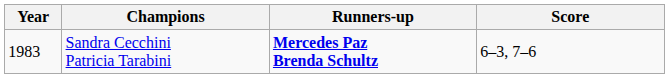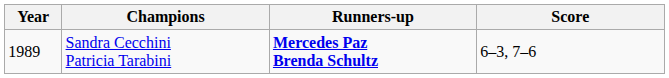(24, 51) 1983 -> (24, 51) 1989
